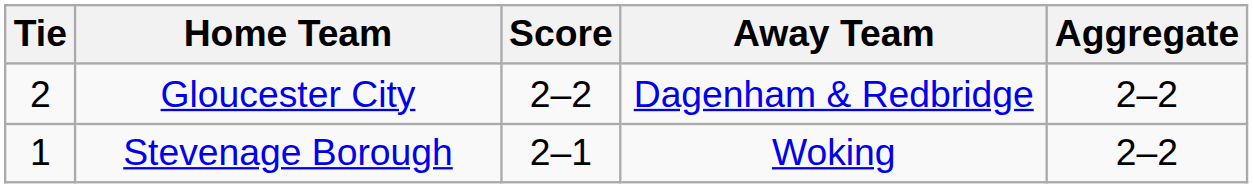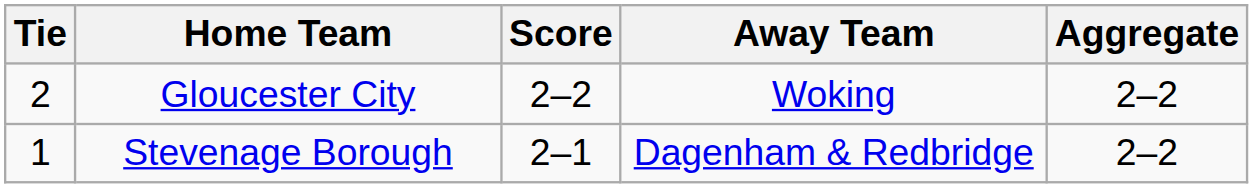(834, 93) Dagenham & Redbridge -> (834, 93) Woking
(834, 152) Woking -> (834, 152) Dagenham & Redbridge
